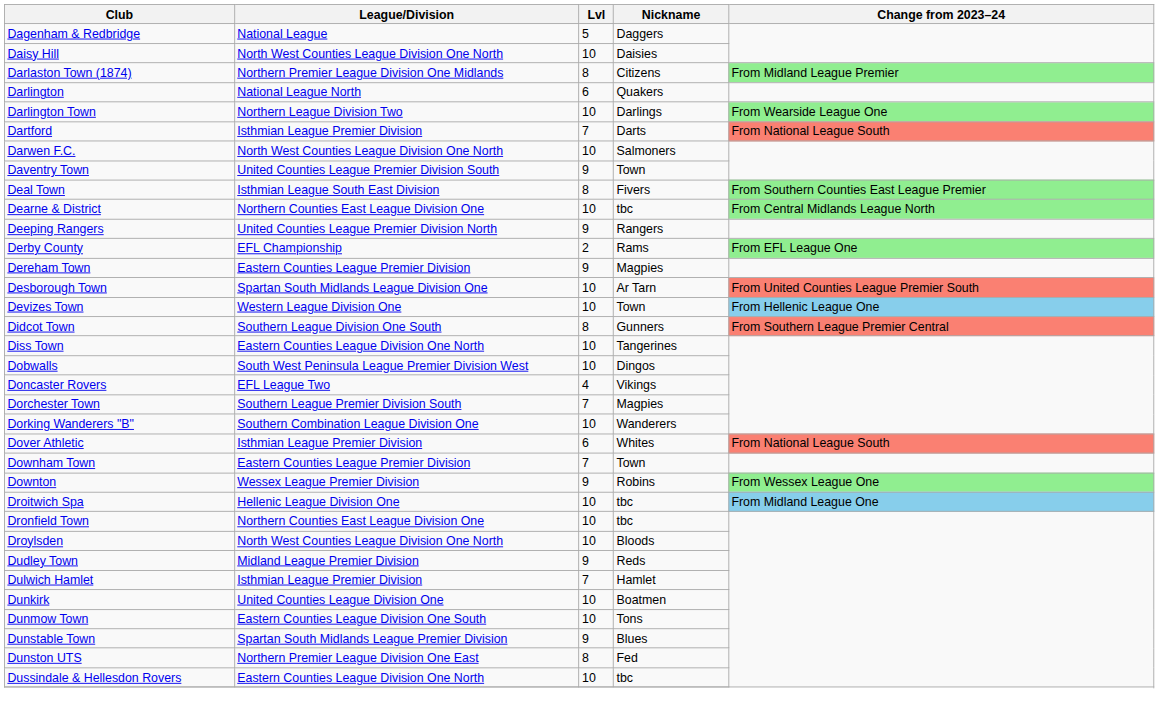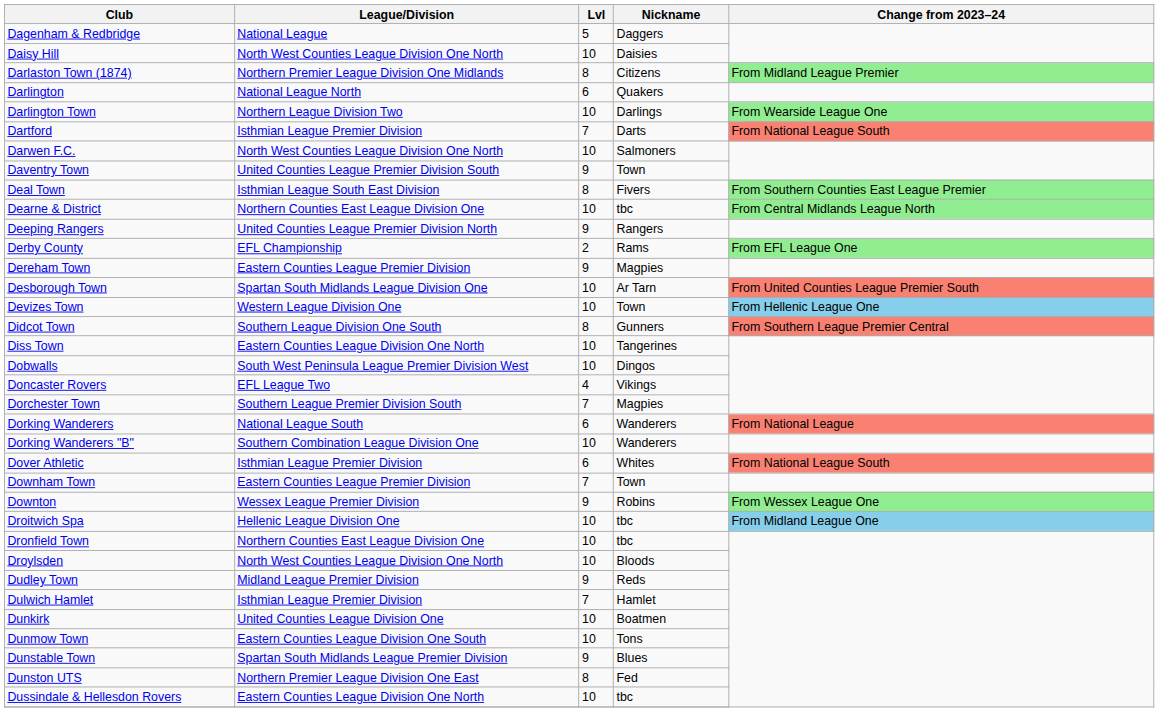+ row: (60, 423)
